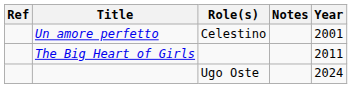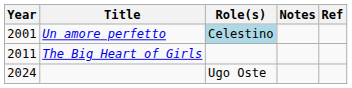columns swapped: (329, 14) <-> (18, 14)
(234, 34) no background -> (241, 34) lightblue background
